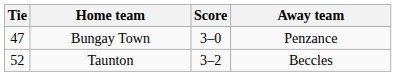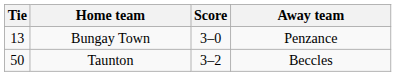(17, 37) 47 -> (17, 37) 13
(17, 60) 52 -> (17, 60) 50
